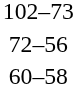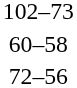rows swapped: (38, 44) <-> (38, 76)
